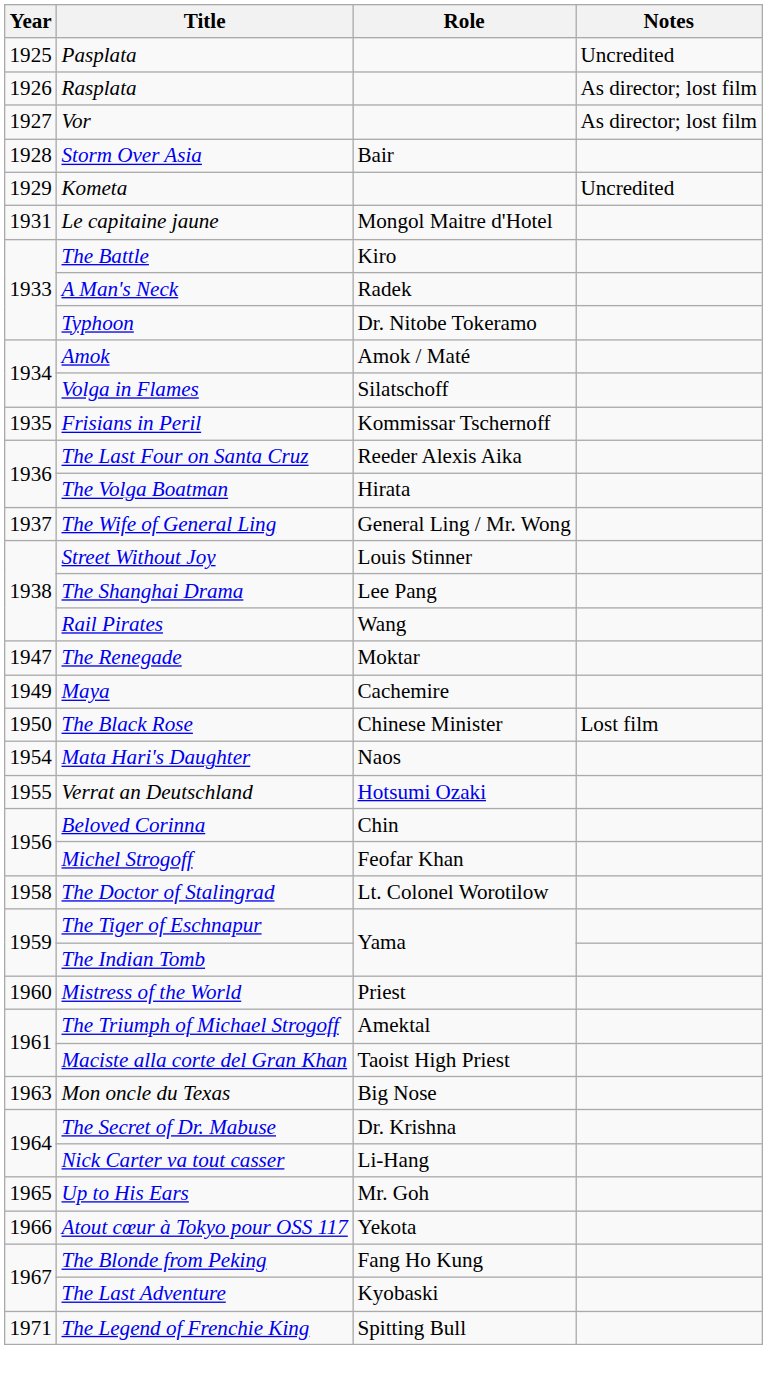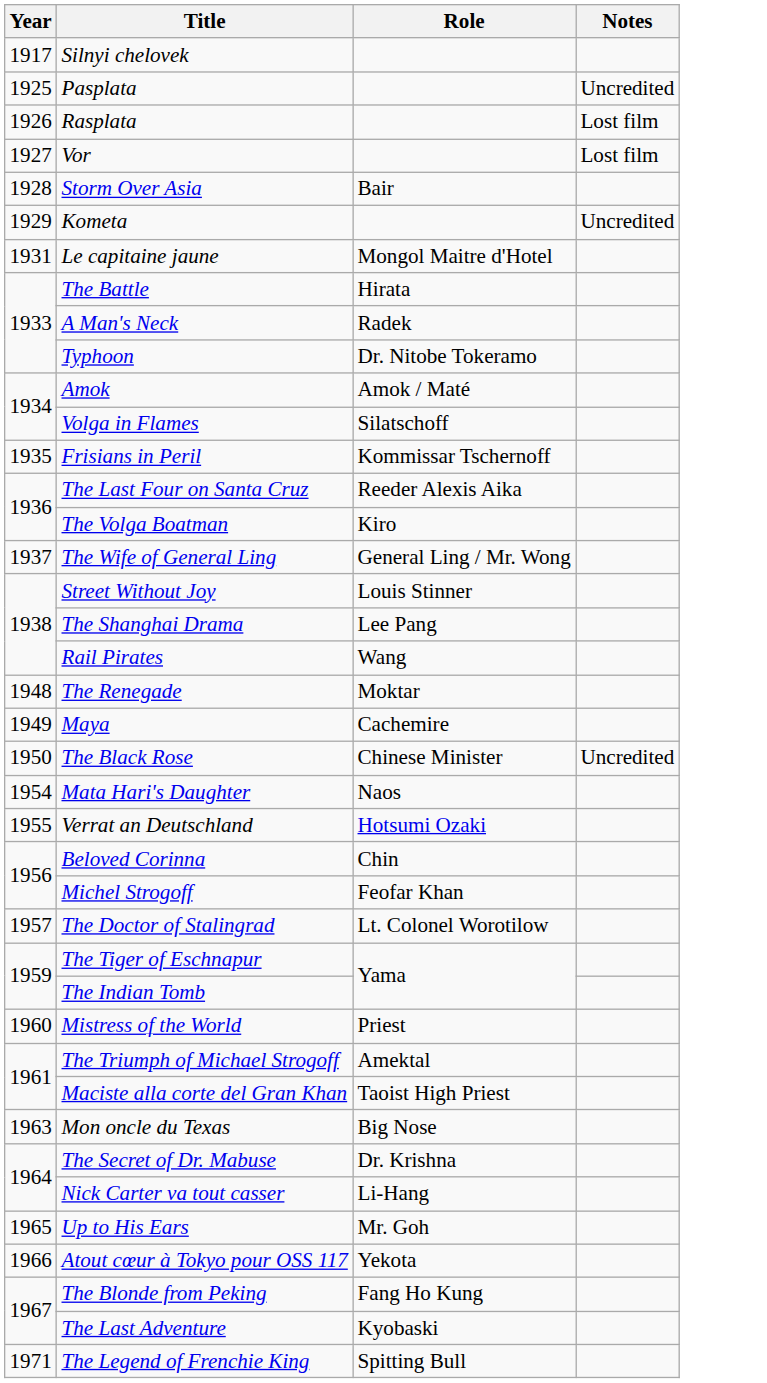+ row: (125, 54)
(669, 88) As director; lost film -> (619, 121) Lost film
(669, 121) As director; lost film -> (619, 155) Lost film
(377, 255) Kiro -> (384, 289) Hirata
(384, 490) Hirata -> (377, 523) Kiro
(31, 657) 1947 -> (31, 691) 1948
(619, 724) Lost film -> (627, 758) Uncredited
(31, 892) 1958 -> (31, 925) 1957
